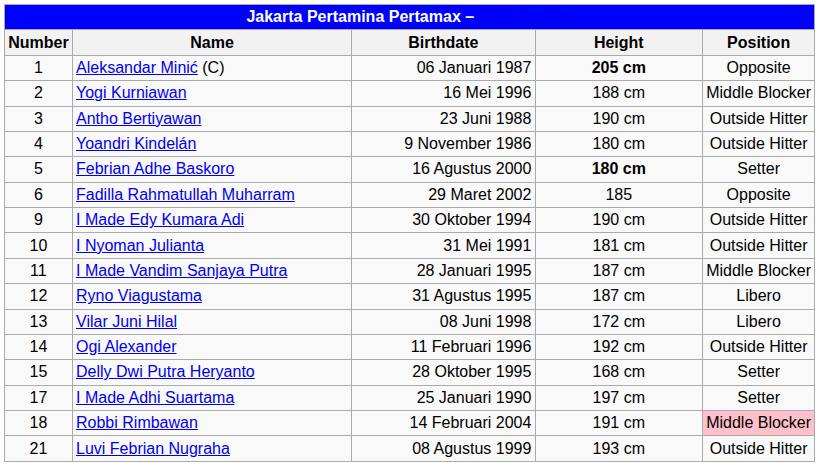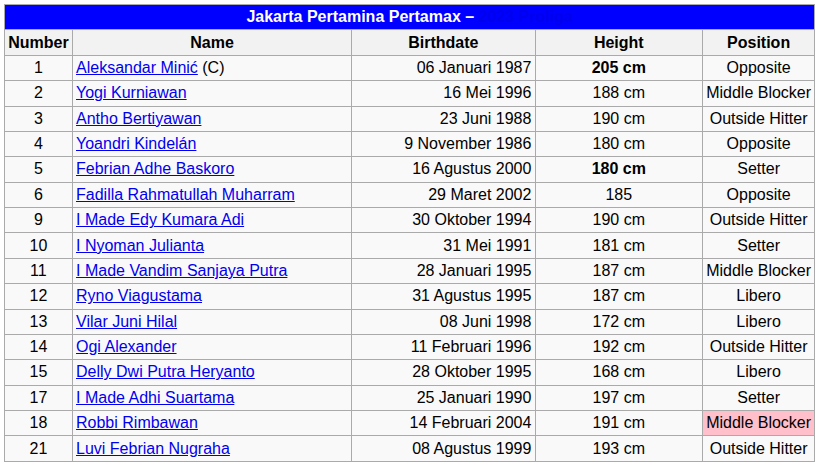(759, 144) Outside Hitter -> (759, 144) Opposite
(759, 245) Outside Hitter -> (759, 245) Setter
(759, 372) Setter -> (759, 372) Libero
